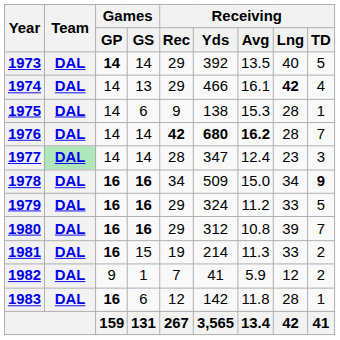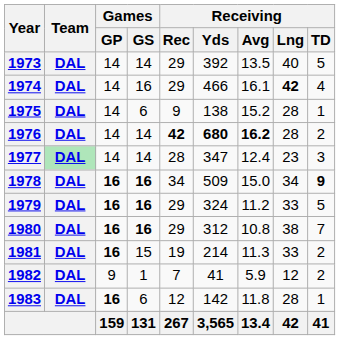(112, 63) bold -> (112, 63) normal
(143, 87) 13 -> (143, 87) 16
(255, 110) 15.3 -> (255, 110) 15.2
(321, 134) 7 -> (321, 134) 2
(290, 228) 39 -> (290, 228) 38
